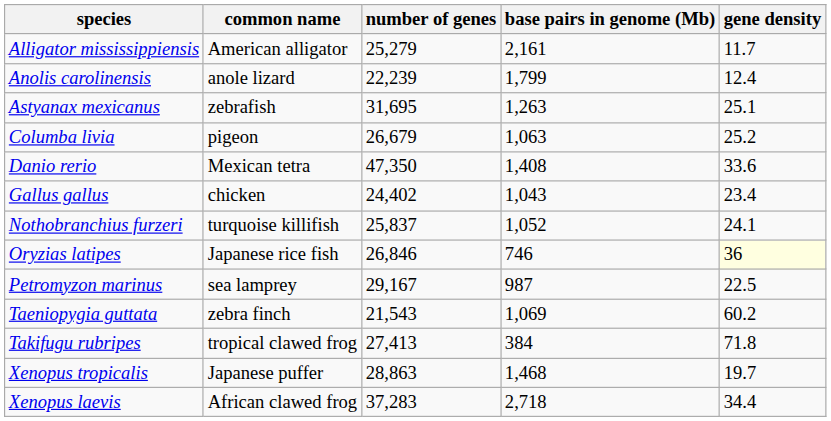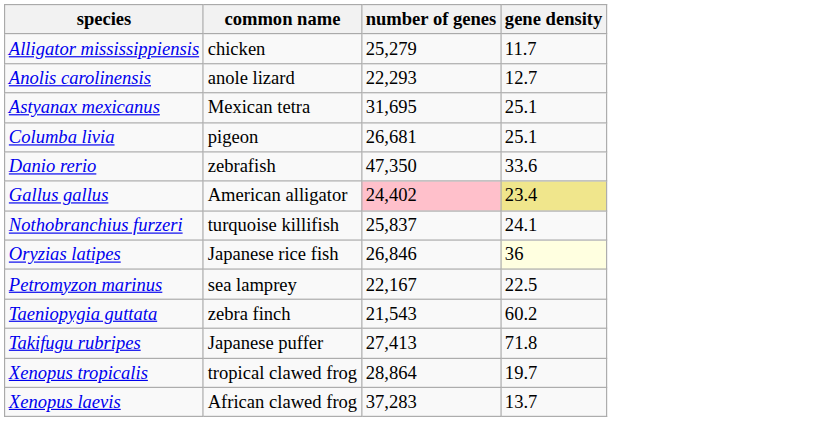- column: (610, 19)
(278, 48) American alligator -> (237, 48) chicken
(391, 78) 22,239 -> (391, 78) 22,293
(740, 78) 12.4 -> (521, 78) 12.7
(242, 107) zebrafish -> (259, 107) Mexican tetra
(391, 136) 26,679 -> (391, 136) 26,681
(740, 136) 25.2 -> (521, 136) 25.1
(259, 166) Mexican tetra -> (242, 166) zebrafish
(237, 195) chicken -> (278, 195) American alligator
(391, 195) no background -> (391, 195) pink background
(740, 195) no background -> (521, 195) khaki background
(391, 284) 29,167 -> (391, 284) 22,167
(282, 343) tropical clawed frog -> (265, 343) Japanese puffer
(265, 372) Japanese puffer -> (282, 372) tropical clawed frog
(391, 372) 28,863 -> (391, 372) 28,864
(740, 401) 34.4 -> (521, 401) 13.7
